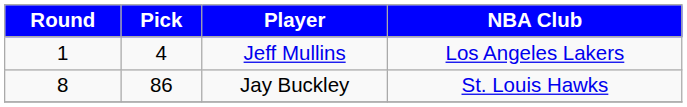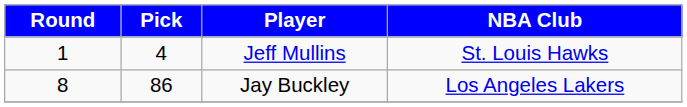(535, 53) Los Angeles Lakers -> (535, 53) St. Louis Hawks
(535, 85) St. Louis Hawks -> (535, 85) Los Angeles Lakers
